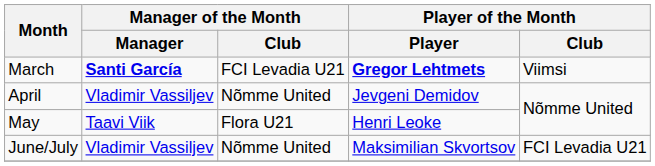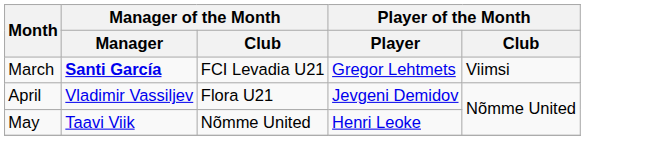(419, 69) bold -> (394, 69) normal
(276, 95) Nõmme United -> (237, 95) Flora U21
(257, 122) Flora U21 -> (256, 122) Nõmme United
- row: (43, 148)
